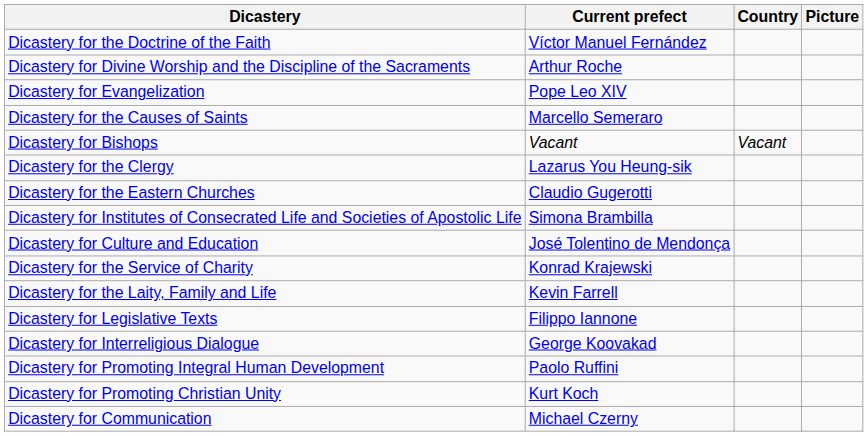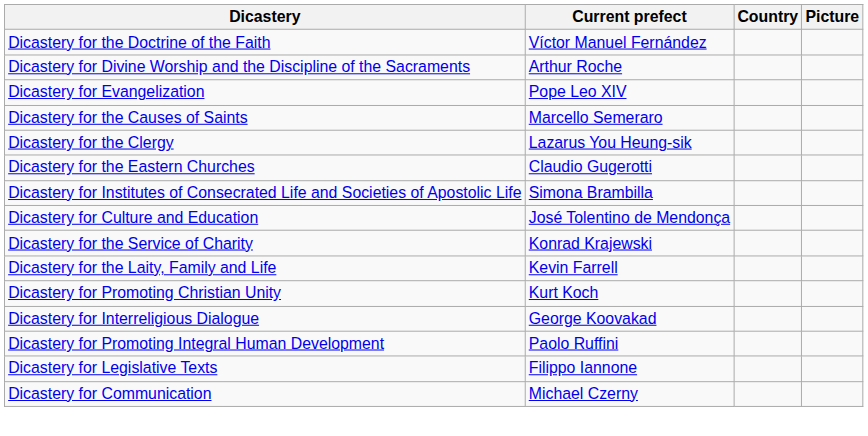- row: (83, 142)
rows swapped: (145, 393) <-> (113, 318)
